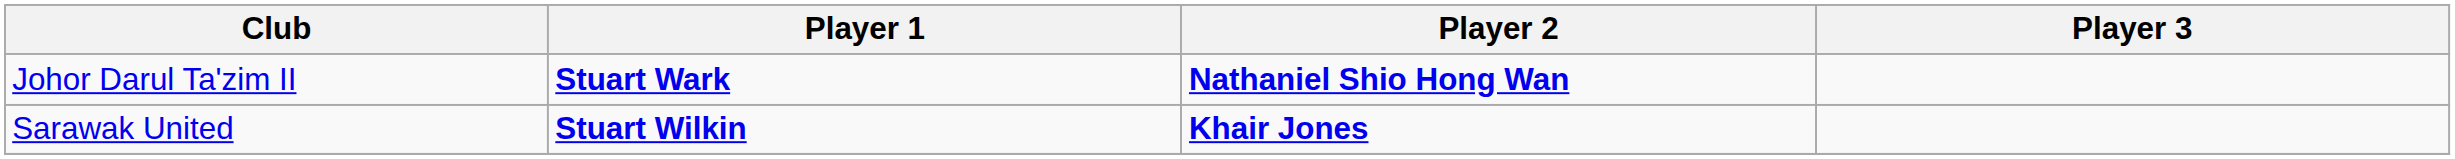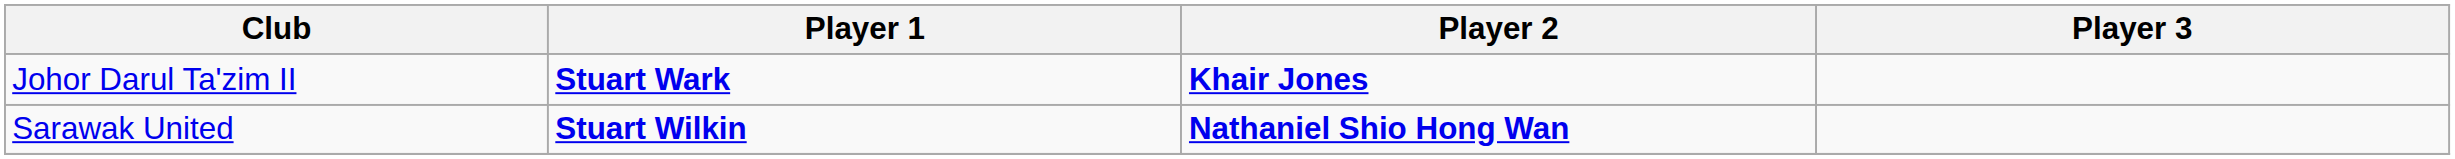(1379, 79) Nathaniel Shio Hong Wan -> (1279, 79) Khair Jones
(1279, 128) Khair Jones -> (1379, 128) Nathaniel Shio Hong Wan
